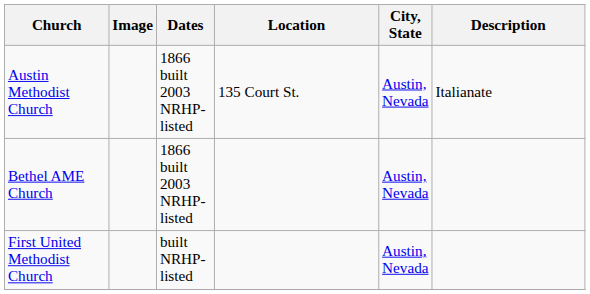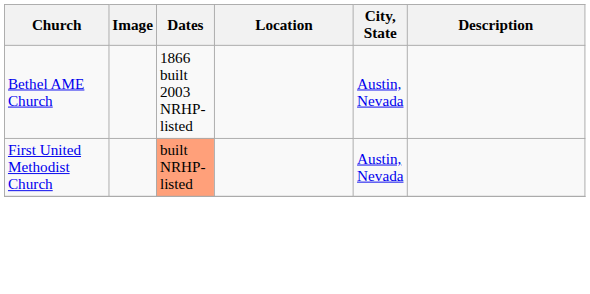- row: (39, 91)
(183, 259) no background -> (183, 167) lightsalmon background
